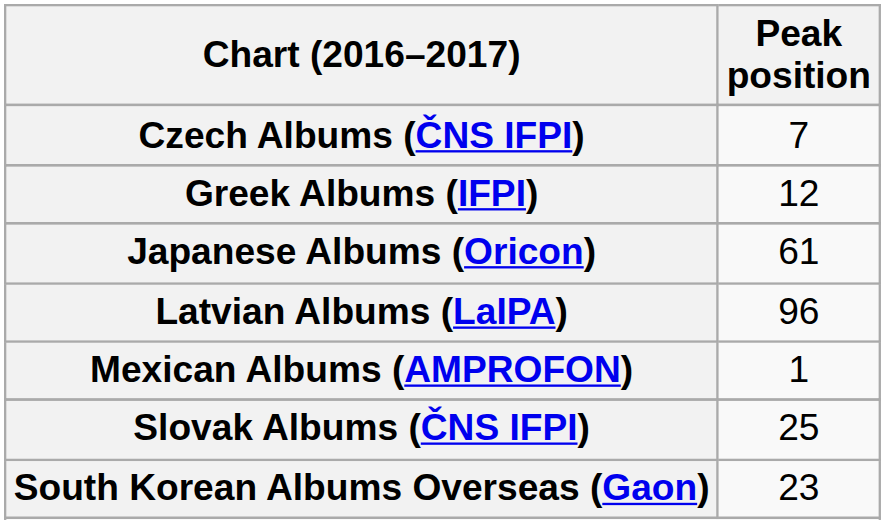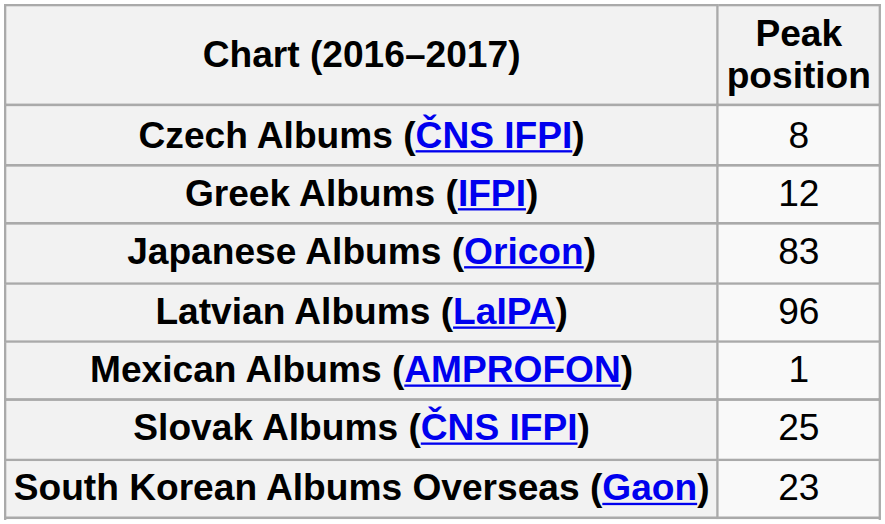(799, 134) 7 -> (799, 134) 8
(799, 252) 61 -> (799, 252) 83
